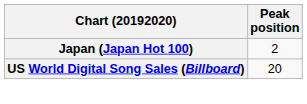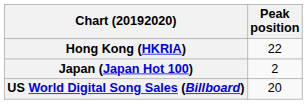+ row: (126, 48)
